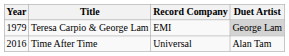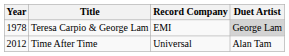(17, 28) 1979 -> (17, 28) 1978
(17, 43) 2016 -> (17, 43) 2012
